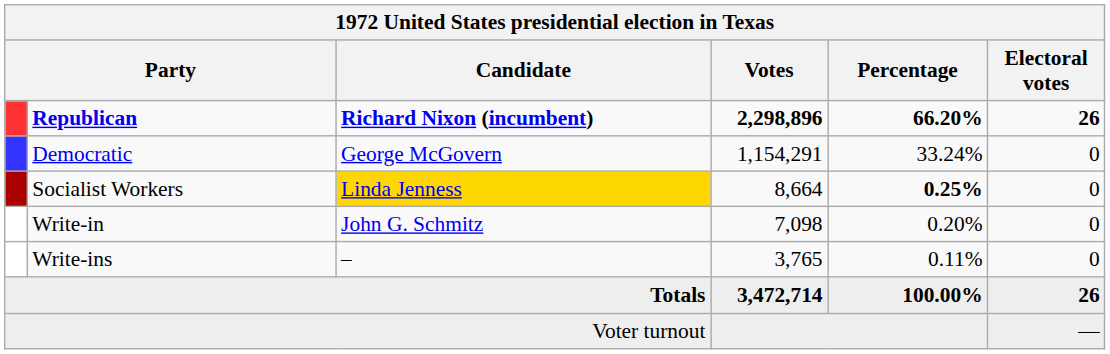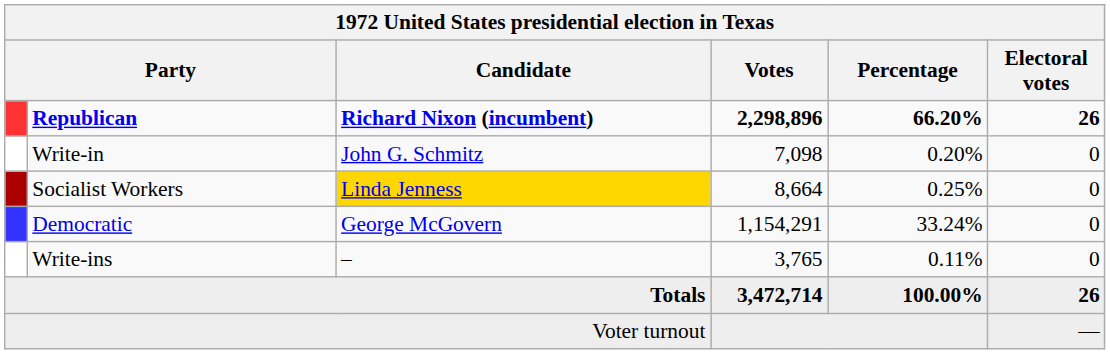rows swapped: (82, 153) <-> (68, 224)
(953, 189) bold -> (955, 189) normal
